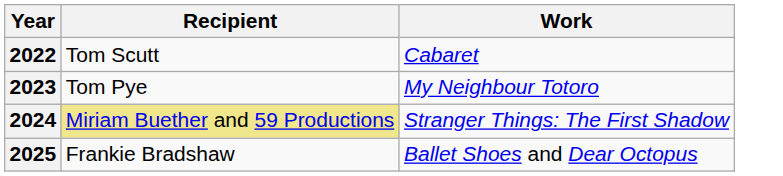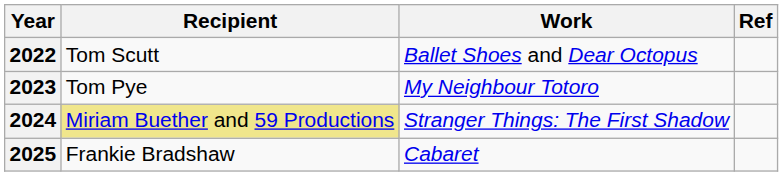+ column: (756, 21)
(441, 54) Cabaret -> (551, 54) Ballet Shoes and Dear Octopus
(551, 154) Ballet Shoes and Dear Octopus -> (441, 154) Cabaret
